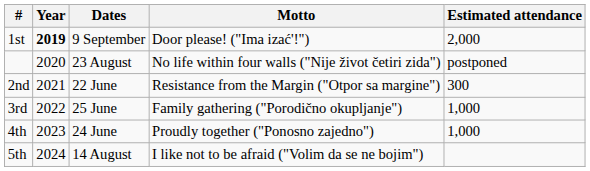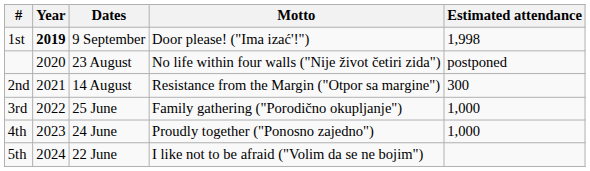(464, 39) 2,000 -> (464, 39) 1,998
(95, 85) 22 June -> (102, 85) 14 August
(102, 154) 14 August -> (95, 154) 22 June
